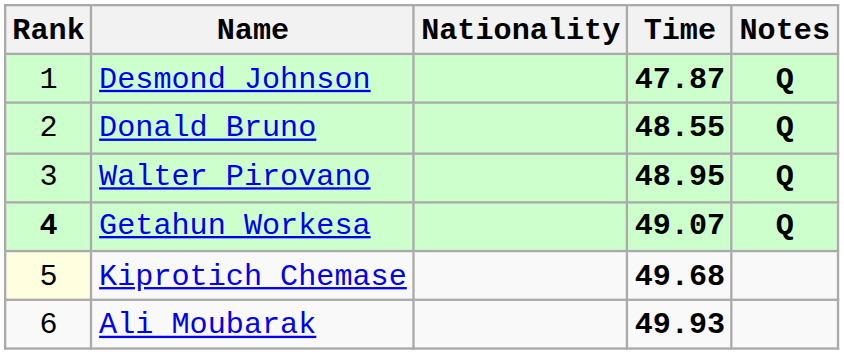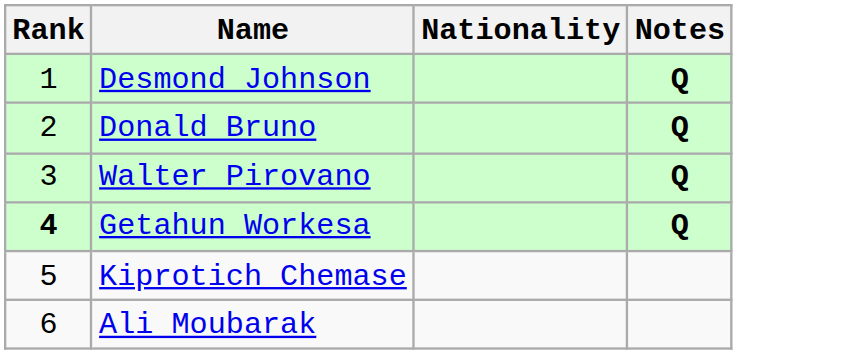- column: (680, 30)
(49, 276) lightyellow background -> (49, 276) no background
